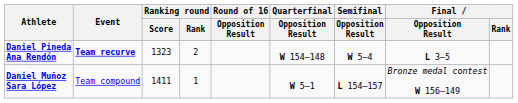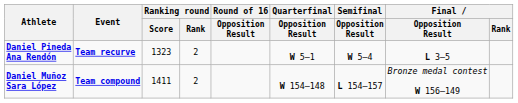(302, 57) W 154–148 -> (302, 57) W 5–1
(108, 81) normal -> (108, 81) bold
(196, 81) 1 -> (196, 81) 2
(302, 86) W 5–1 -> (302, 86) W 154–148
